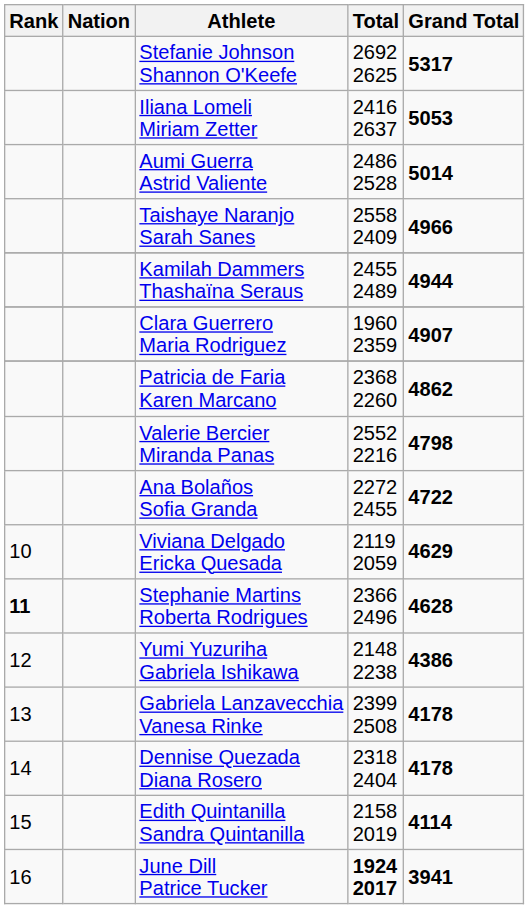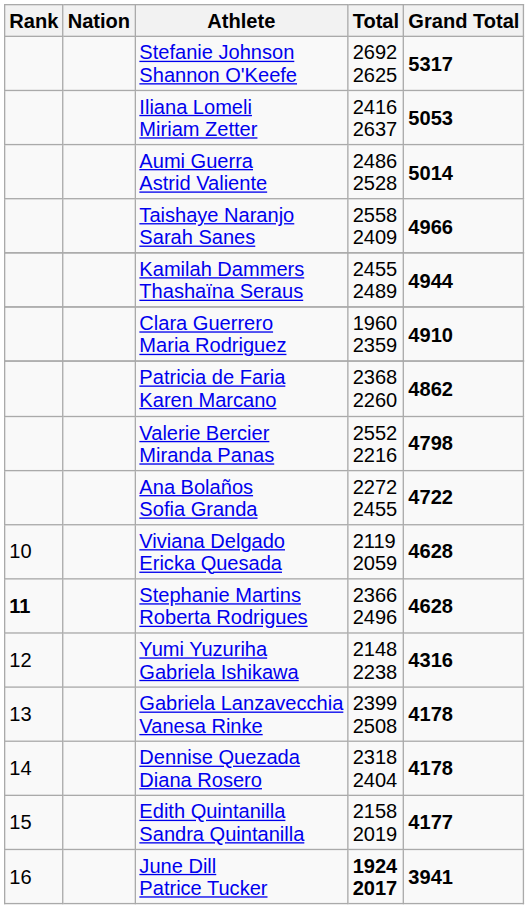(431, 335) 4907 -> (431, 335) 4910
(431, 552) 4629 -> (431, 552) 4628
(431, 660) 4386 -> (431, 660) 4316
(430, 823) 4114 -> (431, 823) 4177
